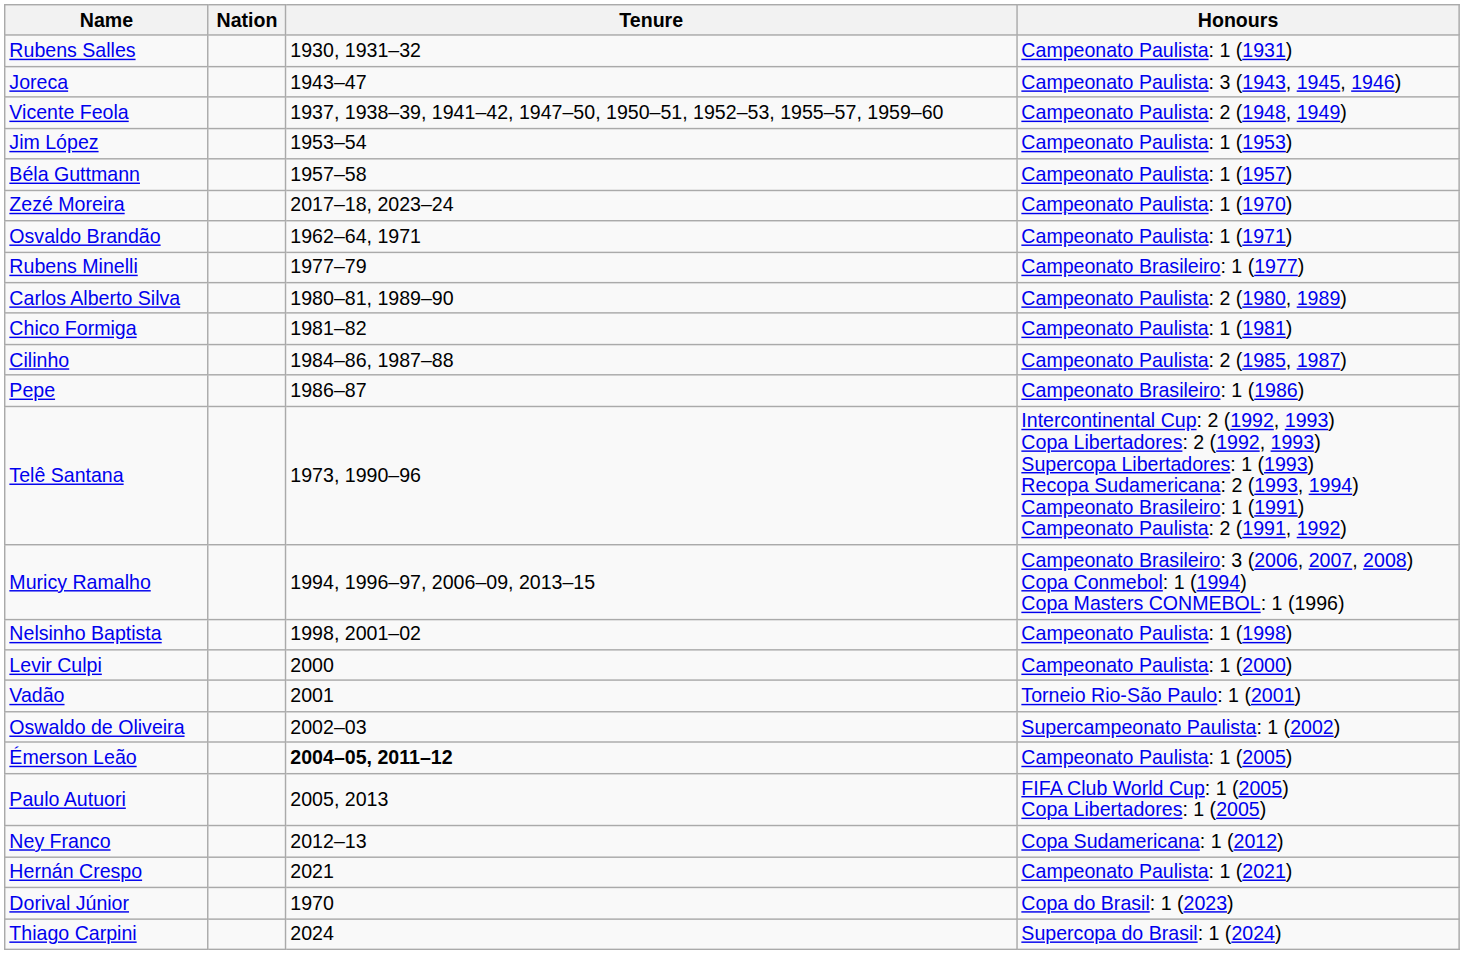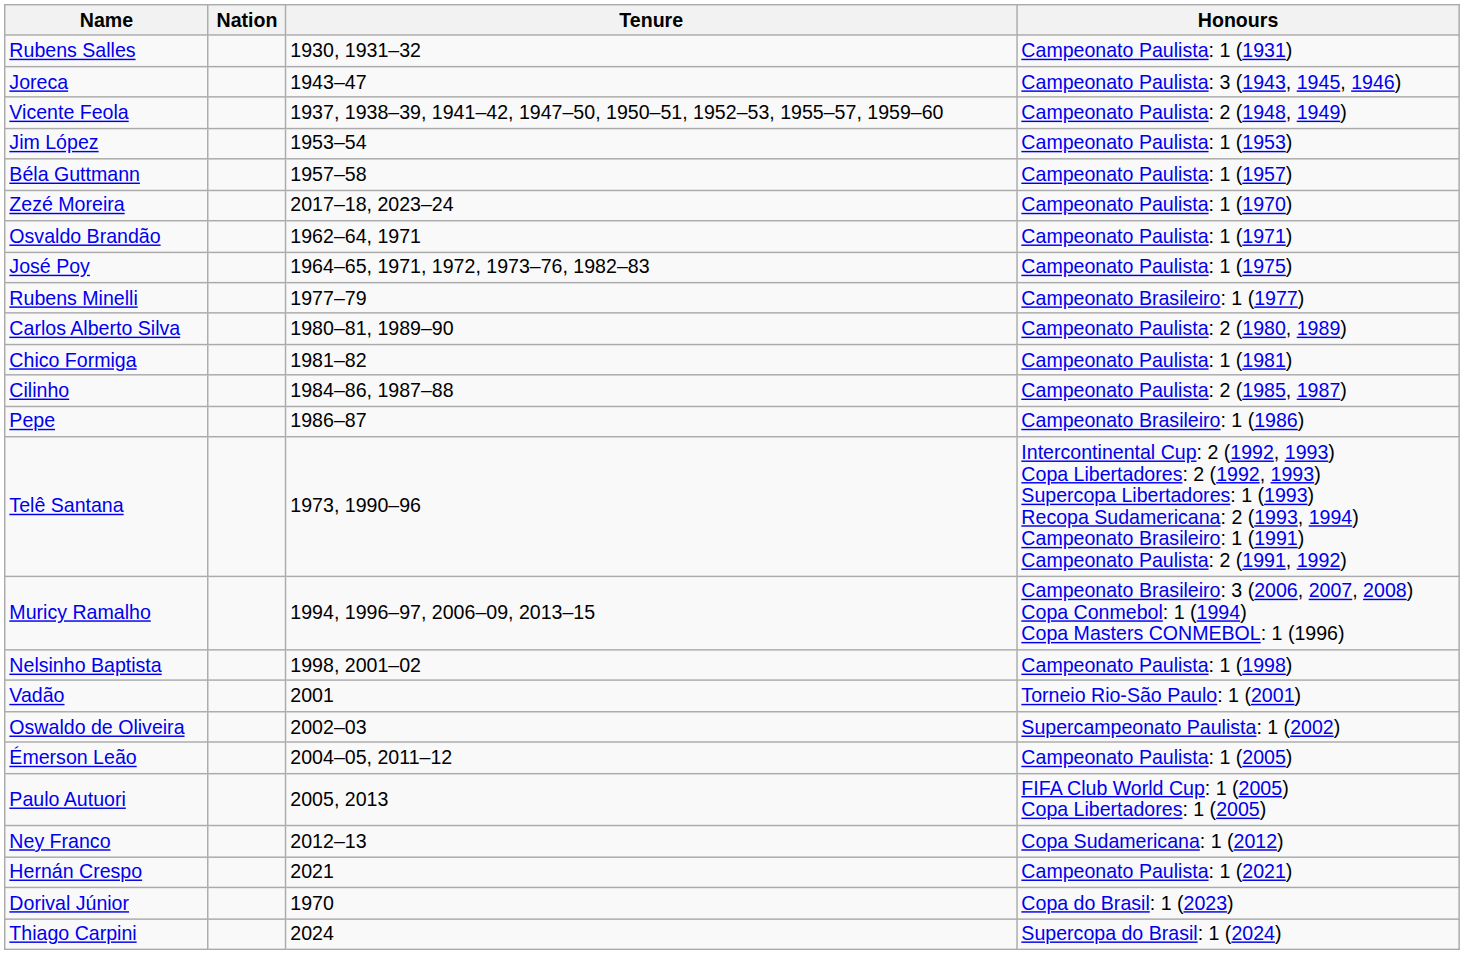+ row: (50, 267)
- row: (56, 665)
(371, 757) bold -> (371, 757) normal
